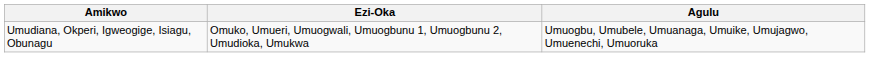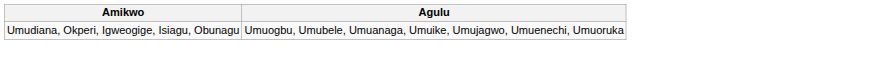- column: (375, 13)
